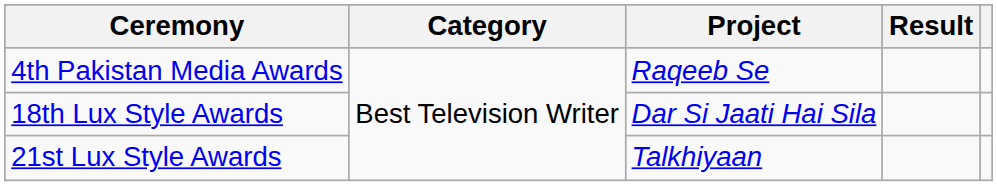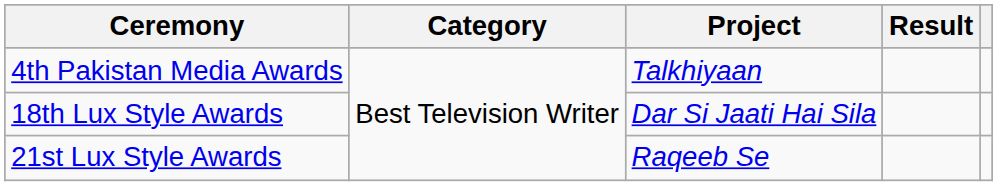(700, 69) Raqeeb Se -> (697, 69) Talkhiyaan
(697, 157) Talkhiyaan -> (700, 157) Raqeeb Se
